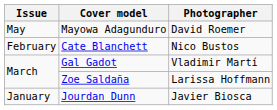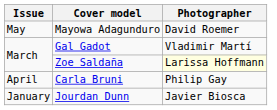- row: (104, 46)
(221, 80) no background -> (214, 63) lightyellow background
+ row: (89, 80)
